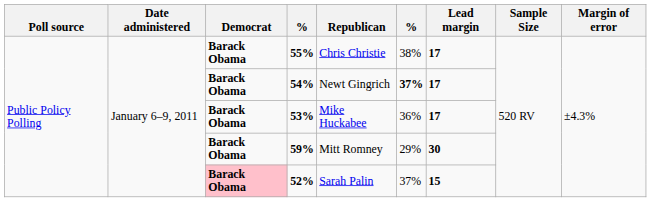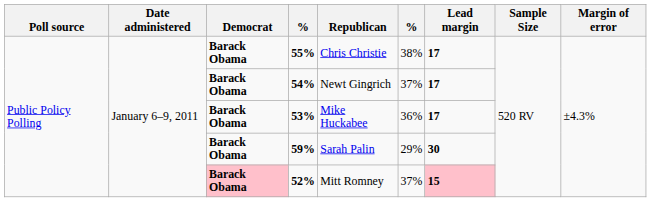(411, 84) bold -> (411, 84) normal
(351, 148) Mitt Romney -> (347, 148) Sarah Palin
(346, 181) Sarah Palin -> (352, 181) Mitt Romney
(434, 181) no background -> (434, 181) pink background
